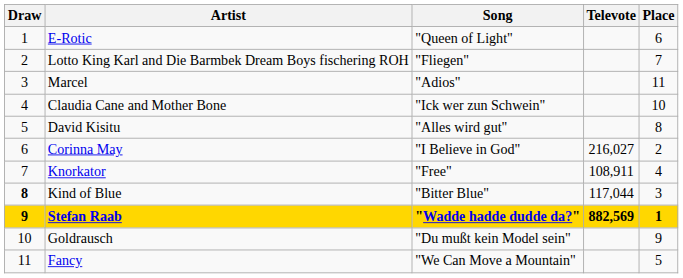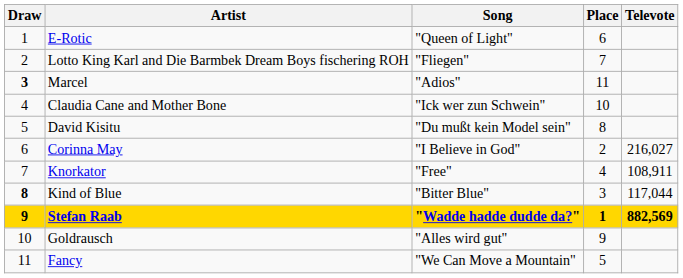columns swapped: (611, 15) <-> (659, 15)
(25, 82) normal -> (25, 82) bold
(461, 127) "Alles wird gut" -> (493, 127) "Du mußt kein Model sein"
(493, 238) "Du mußt kein Model sein" -> (461, 238) "Alles wird gut"
